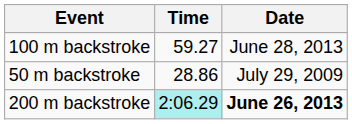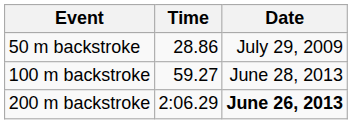rows swapped: (74, 75) <-> (79, 47)
(188, 103) paleturquoise background -> (188, 103) no background
